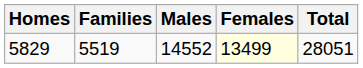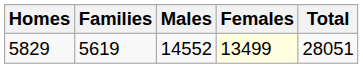(99, 48) 5519 -> (99, 48) 5619
